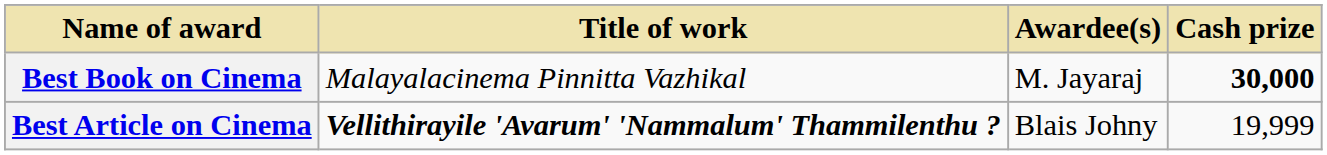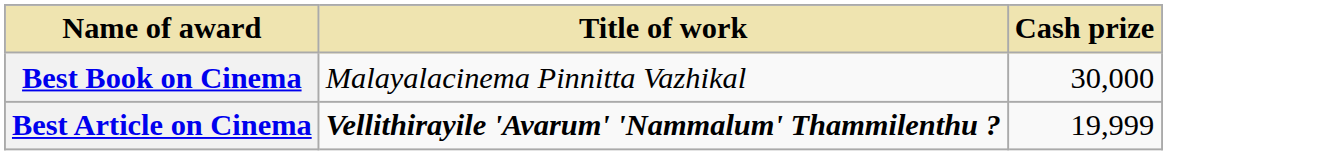- column: (1088, 28)
(1273, 76) bold -> (1112, 76) normal
